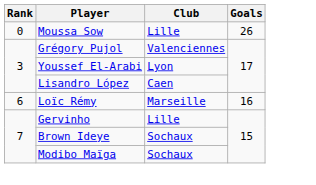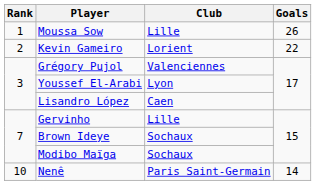(20, 31) 0 -> (20, 31) 1
+ row: (80, 48)
- row: (67, 101)
+ row: (51, 171)
